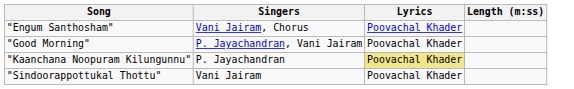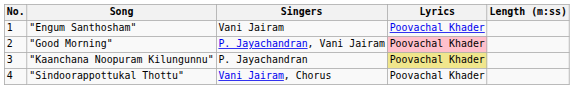+ column: (16, 13)
(252, 29) Vani Jairam, Chorus -> (251, 29) Vani Jairam
(415, 45) no background -> (437, 45) pink background
(229, 77) Vani Jairam -> (275, 77) Vani Jairam, Chorus
